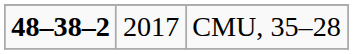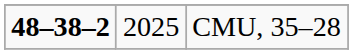(151, 26) 2017 -> (151, 26) 2025
